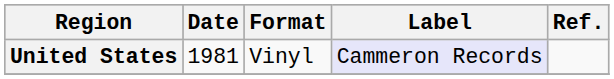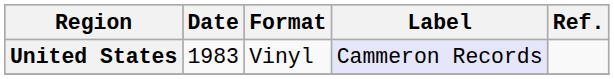(213, 57) 1981 -> (213, 57) 1983
